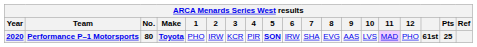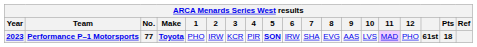(15, 36) 2020 -> (15, 36) 2023
(149, 36) 80 -> (149, 36) 77
(448, 36) 25 -> (448, 36) 18
